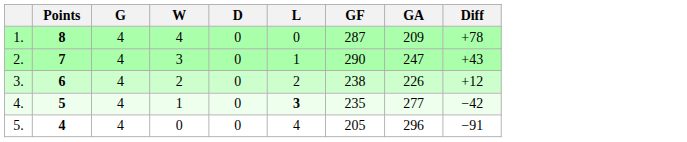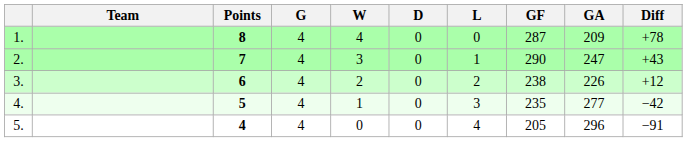+ column: (123, 15)
(296, 103) bold -> (477, 103) normal
